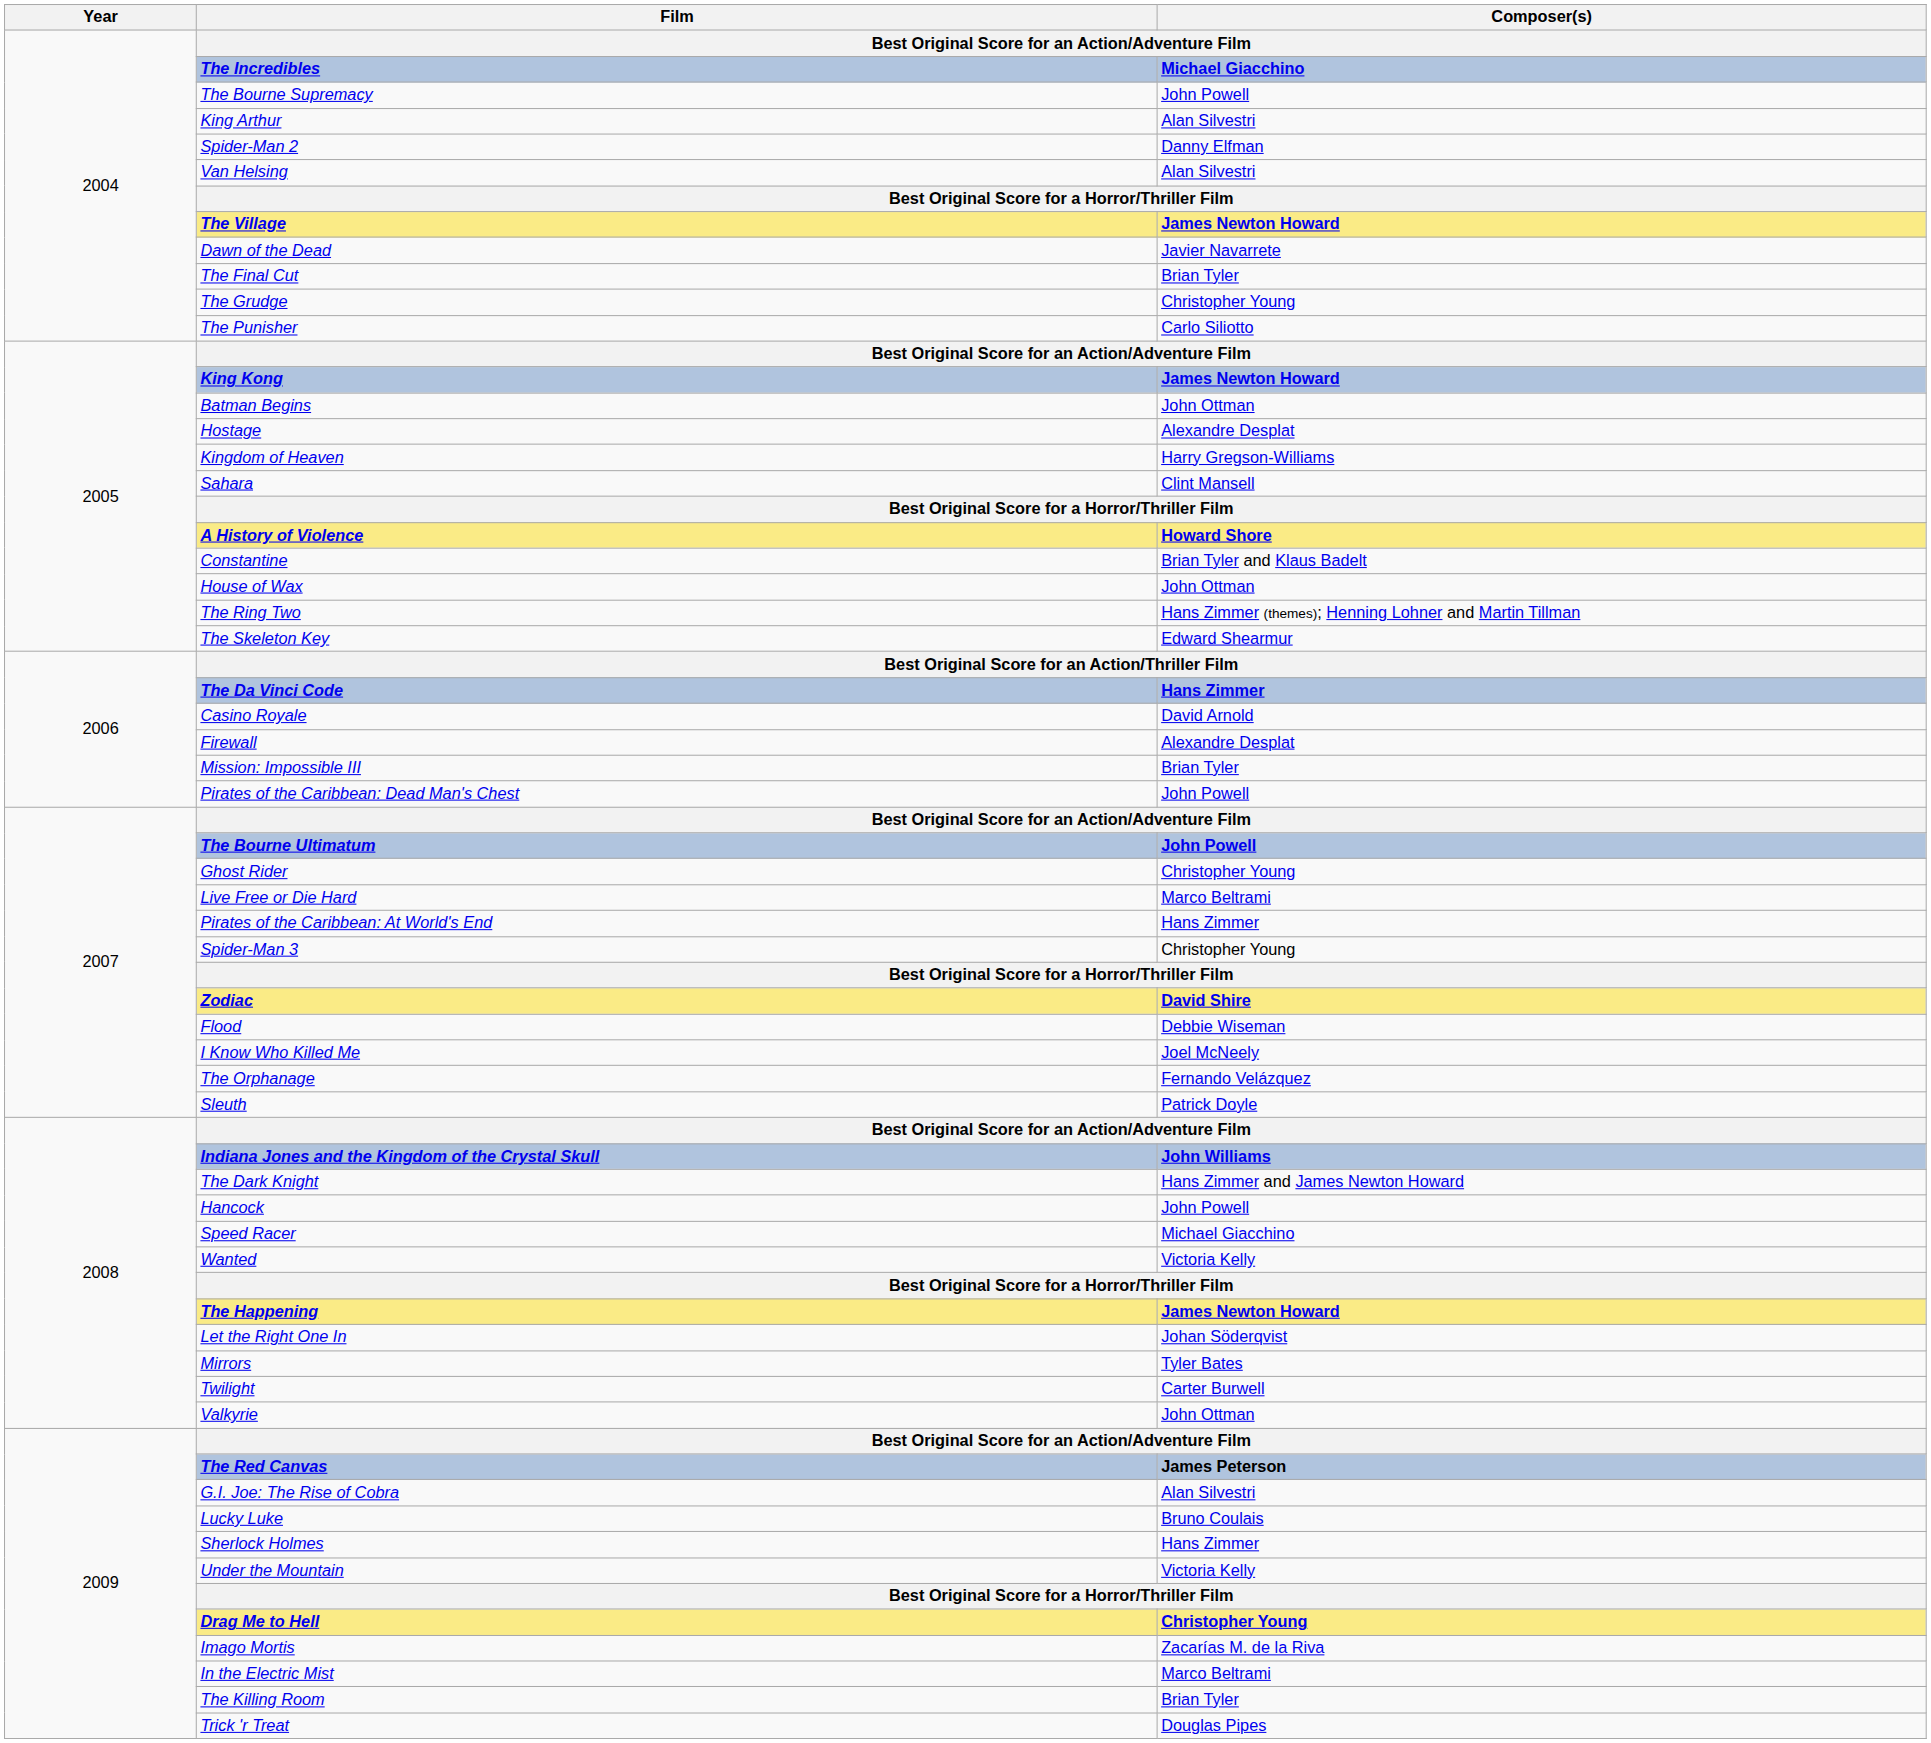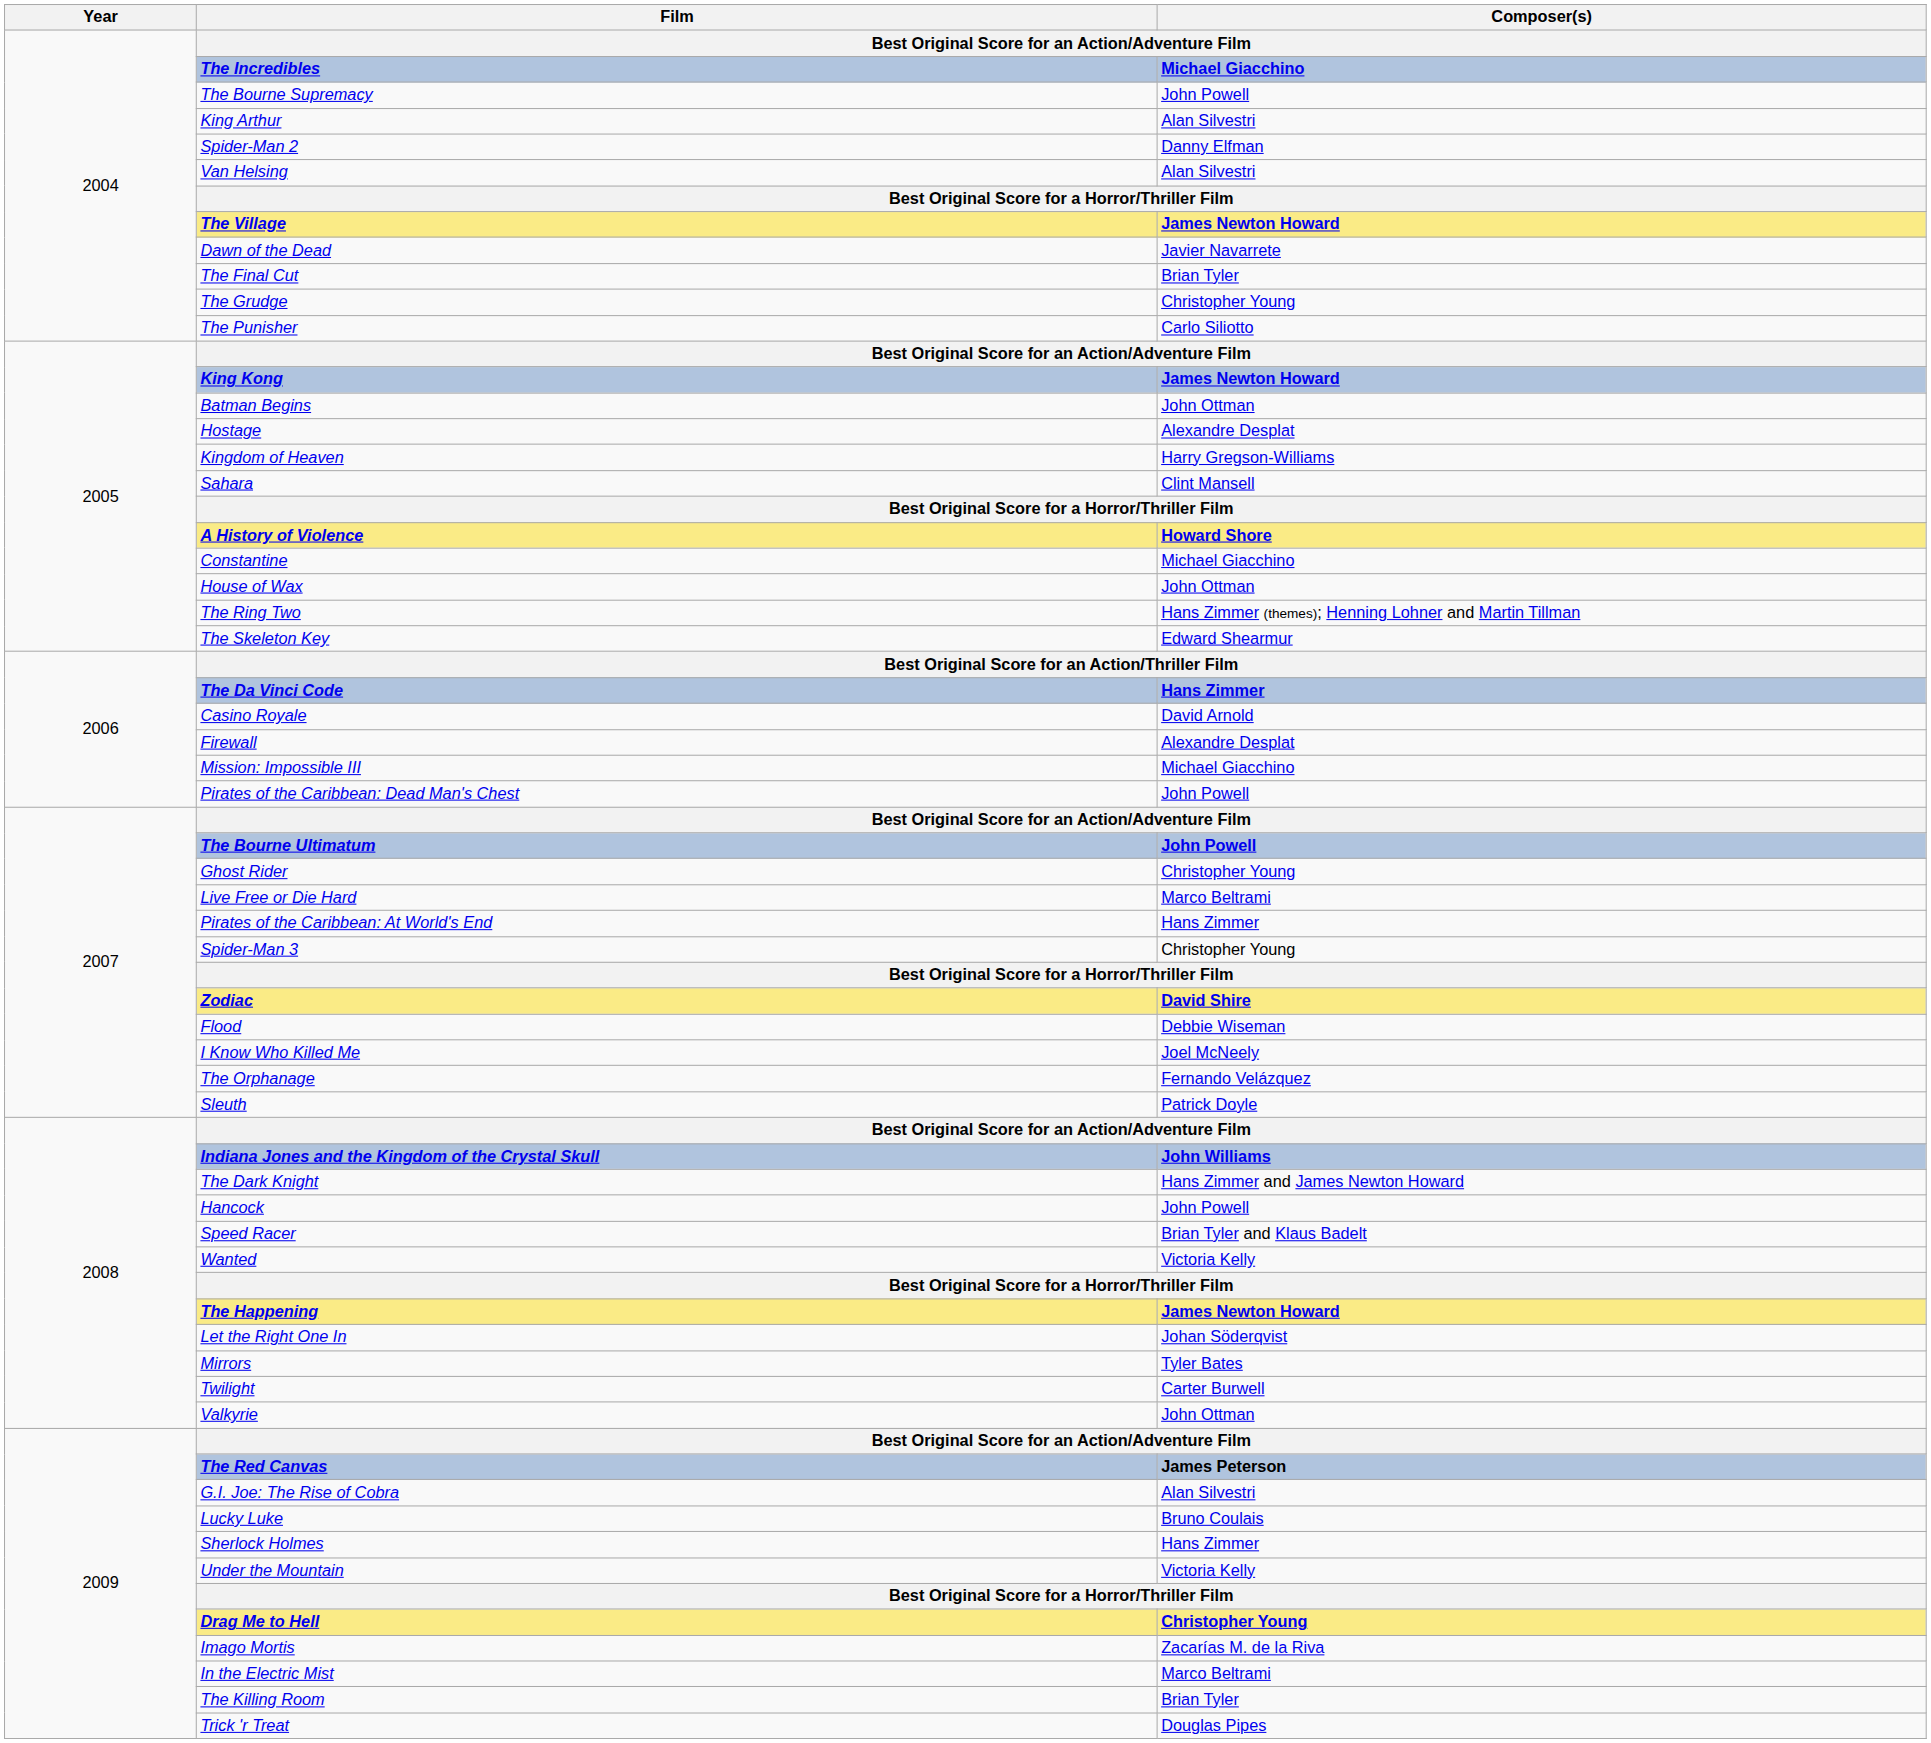(1264, 560) Brian Tyler and Klaus Badelt -> (1228, 560) Michael Giacchino
(1200, 768) Brian Tyler -> (1228, 768) Michael Giacchino
(1228, 1233) Michael Giacchino -> (1264, 1233) Brian Tyler and Klaus Badelt
